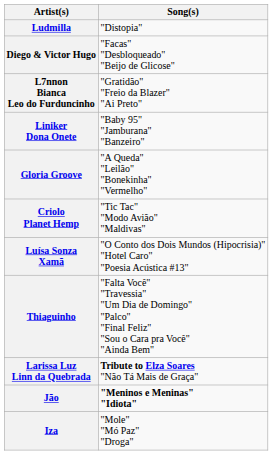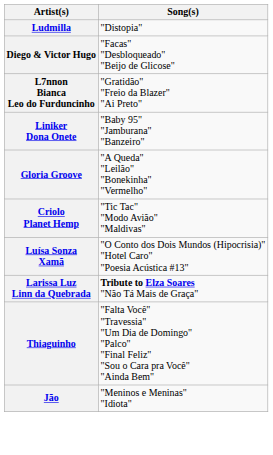rows swapped: (51, 316) <-> (51, 371)
(147, 398) bold -> (144, 398) normal
- row: (51, 430)
